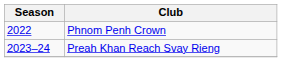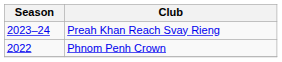rows swapped: (117, 30) <-> (144, 48)
